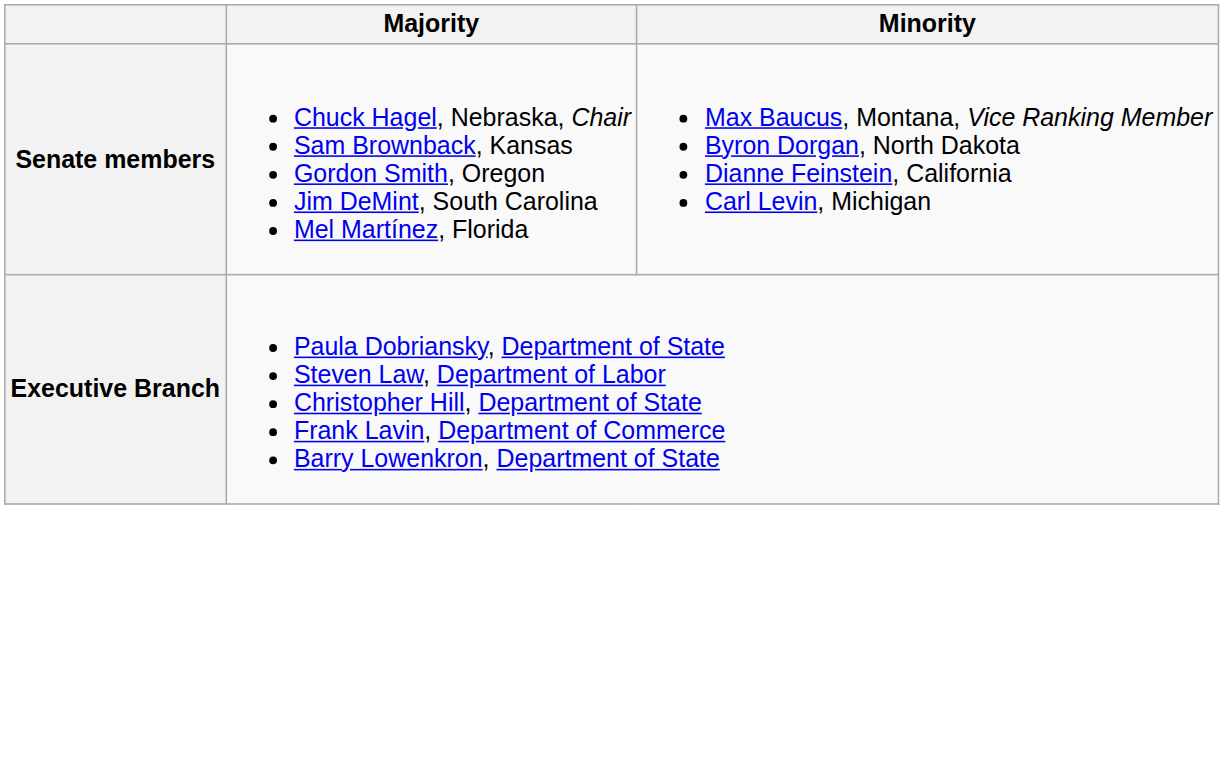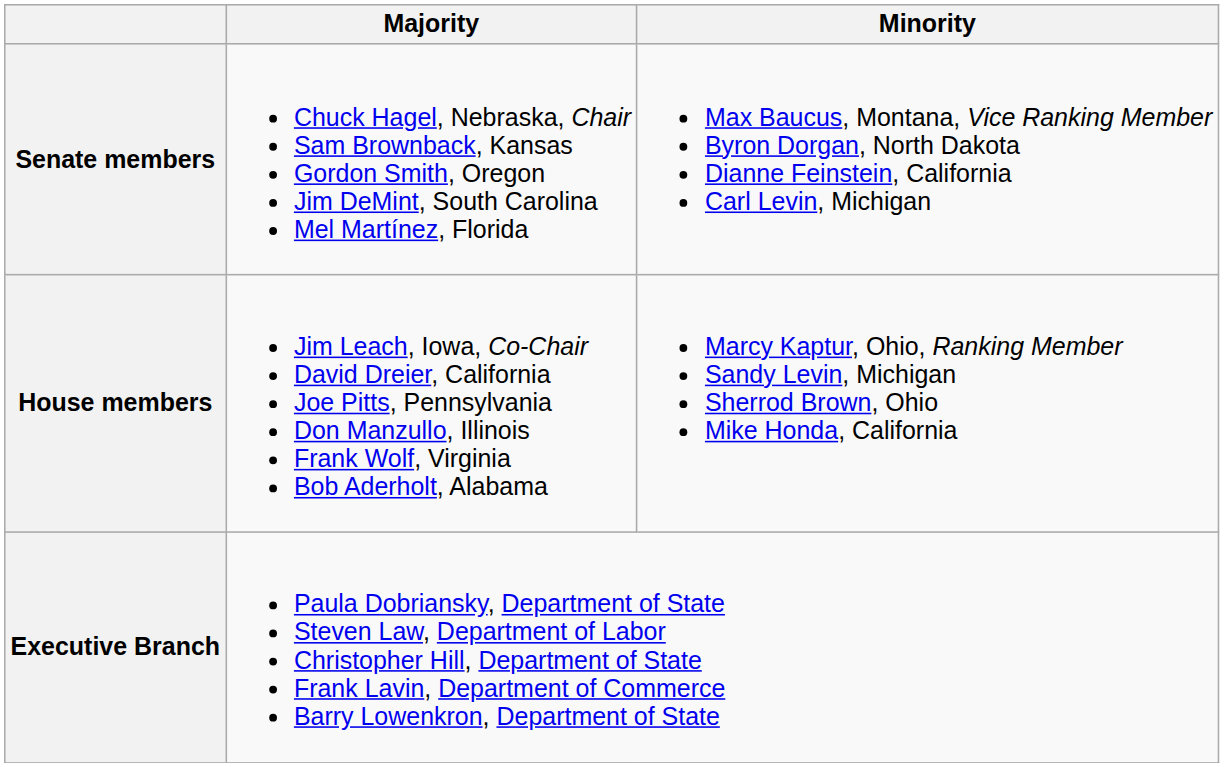+ row: (115, 402)
